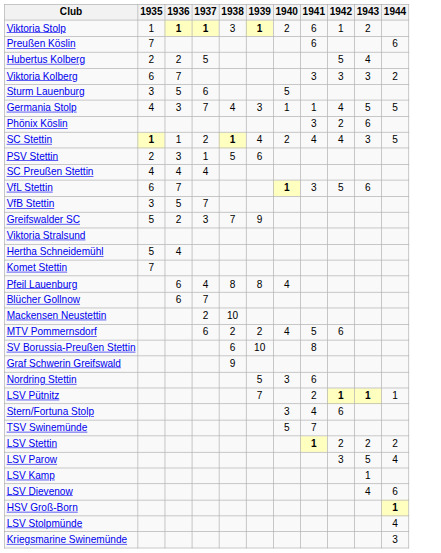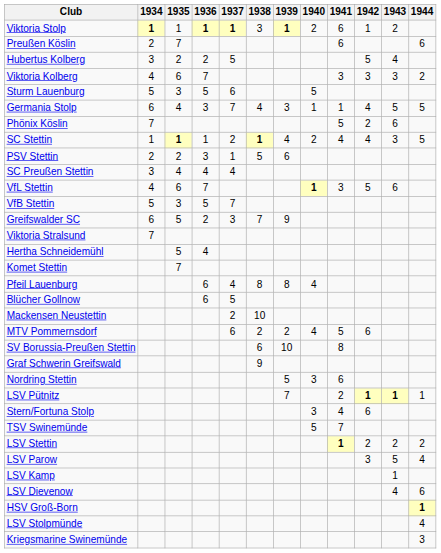+ column: (151, 12)
(314, 124) 3 -> (341, 124) 5
(206, 300) 7 -> (233, 300) 5
